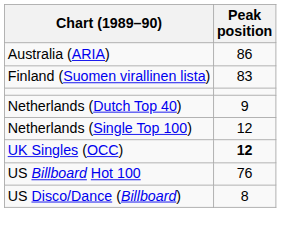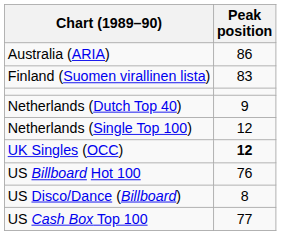+ row: (78, 219)
